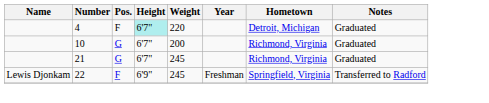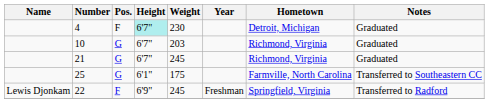(177, 28) 220 -> (177, 28) 230
(177, 43) 200 -> (177, 43) 203
+ row: (80, 75)
